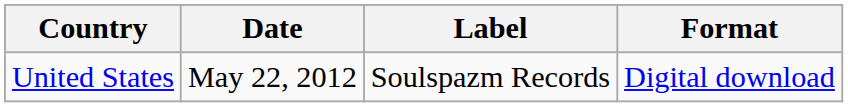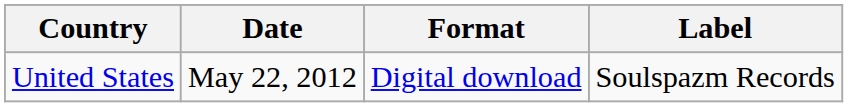columns swapped: (729, 28) <-> (490, 28)
